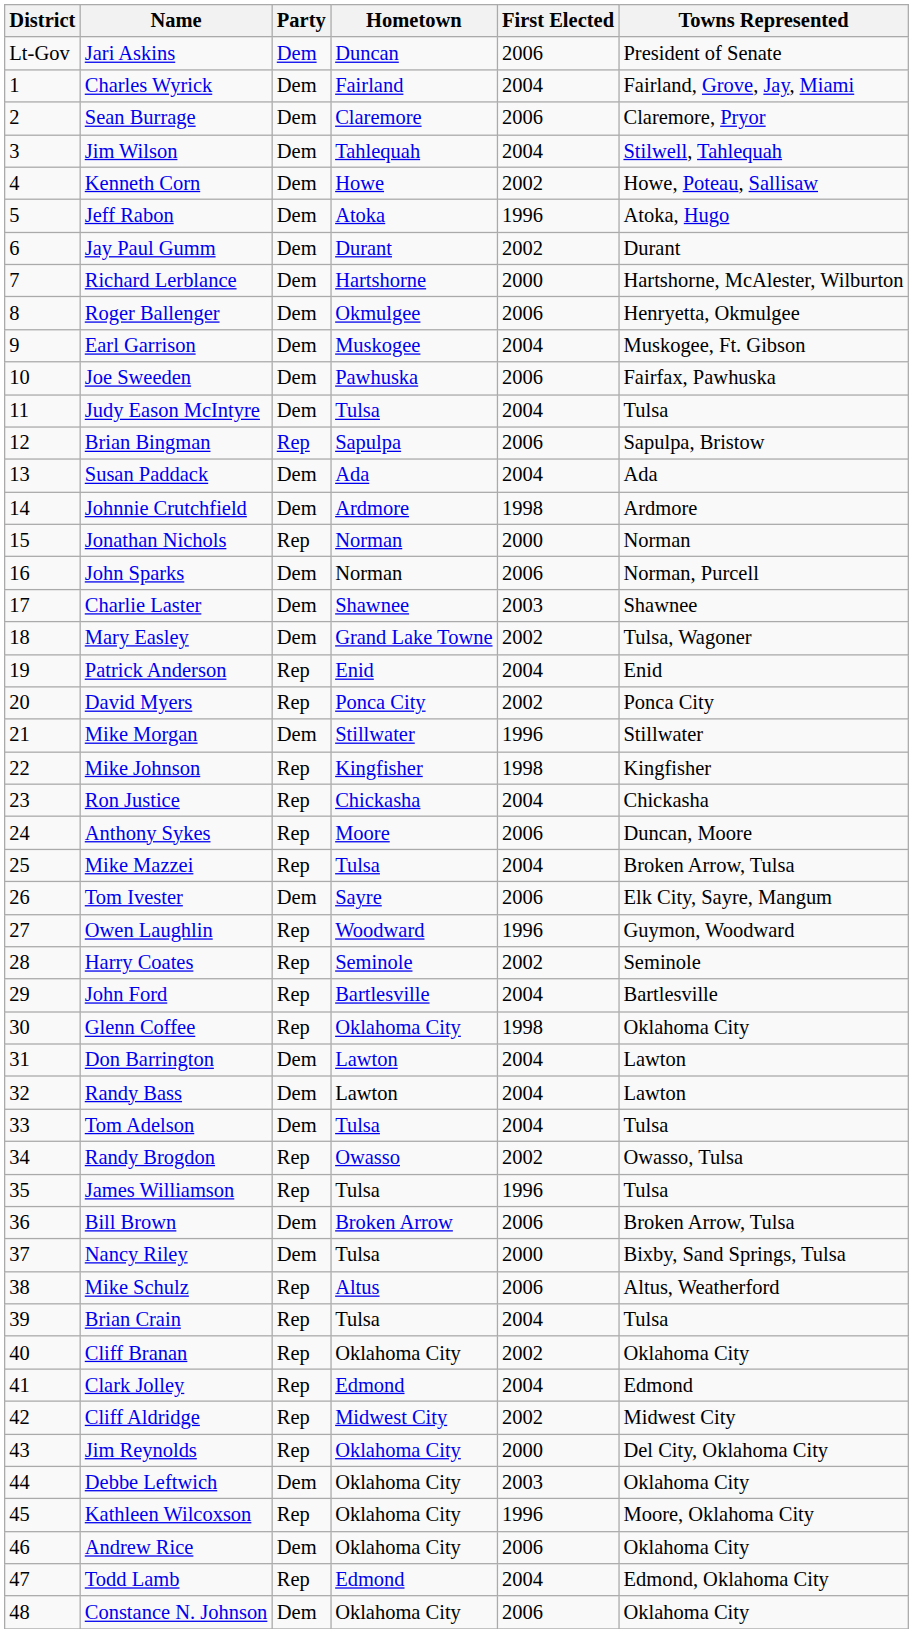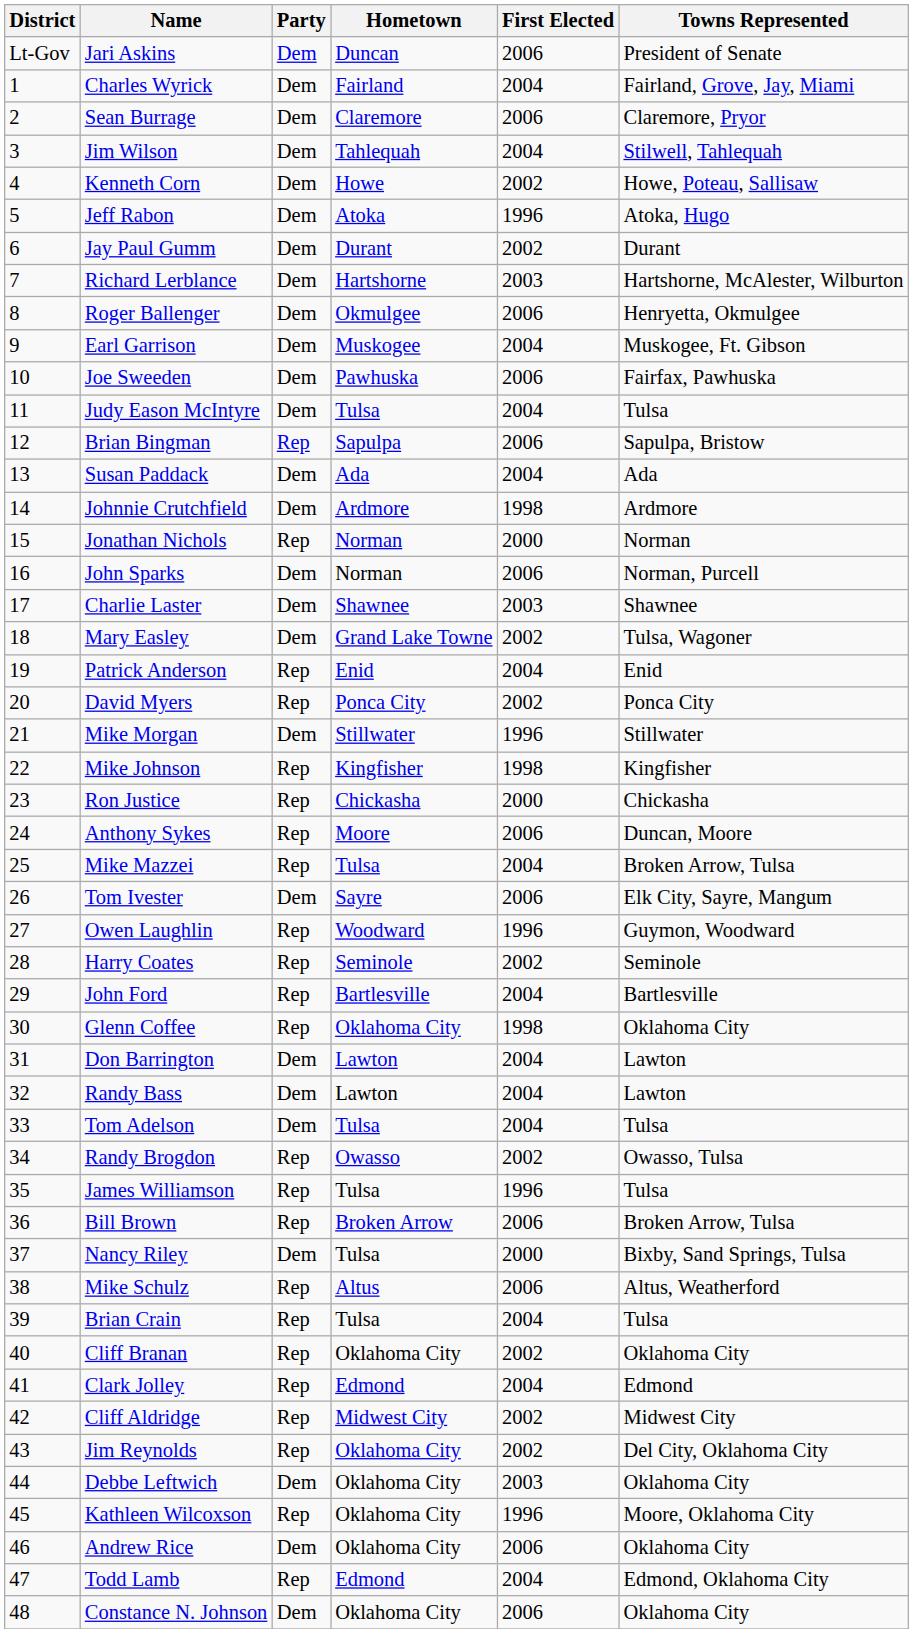(522, 280) 2000 -> (522, 280) 2003
(522, 800) 2004 -> (522, 800) 2000
(297, 1222) Dem -> (293, 1222) Rep
(522, 1449) 2000 -> (522, 1449) 2002
